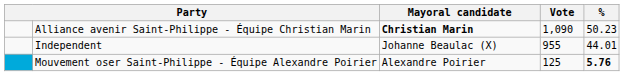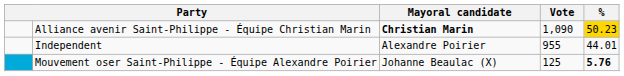(602, 29) no background -> (602, 29) gold background
(440, 46) Johanne Beaulac (X) -> (434, 46) Alexandre Poirier
(434, 62) Alexandre Poirier -> (440, 62) Johanne Beaulac (X)
